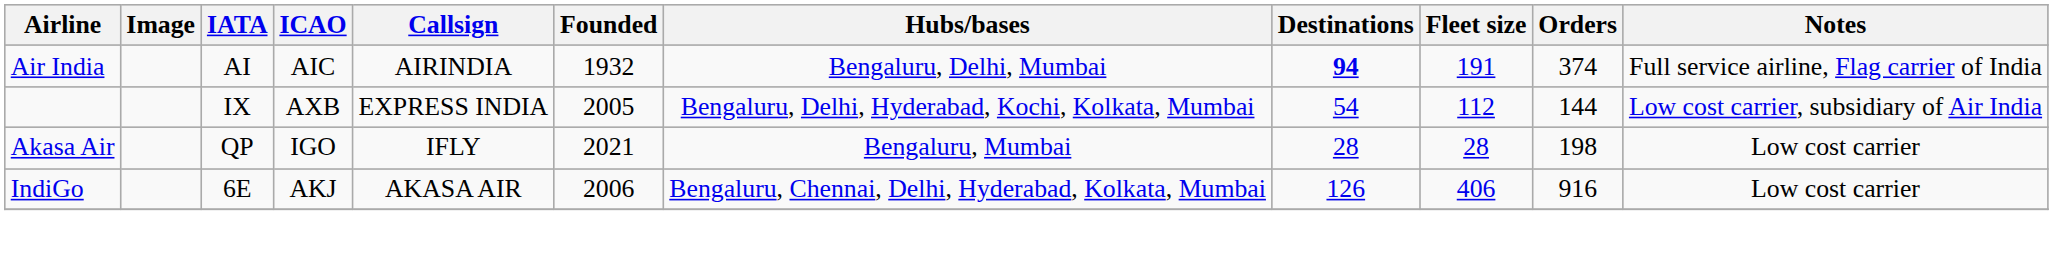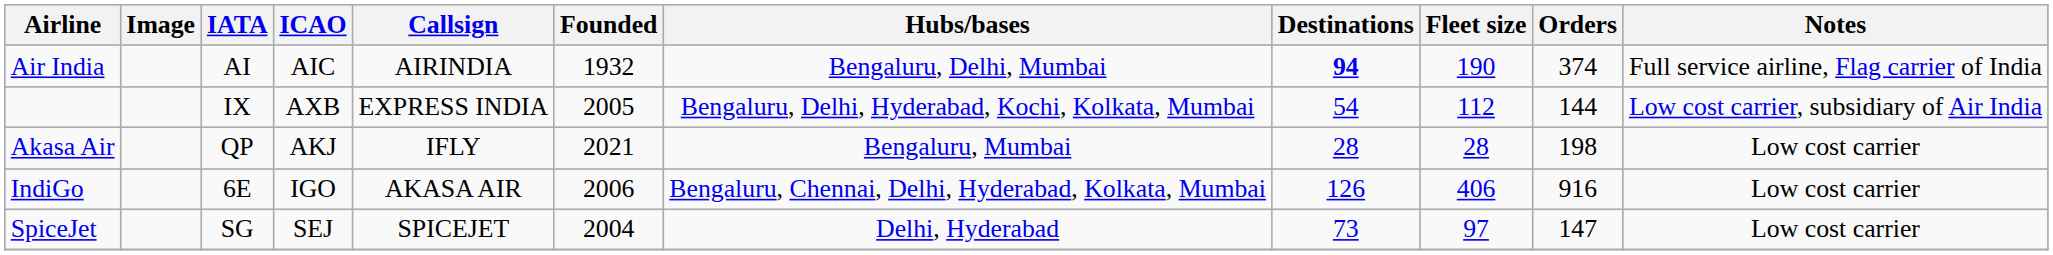(1476, 65) 191 -> (1476, 65) 190
(313, 147) IGO -> (313, 147) AKJ
(313, 188) AKJ -> (313, 188) IGO
+ row: (54, 229)
